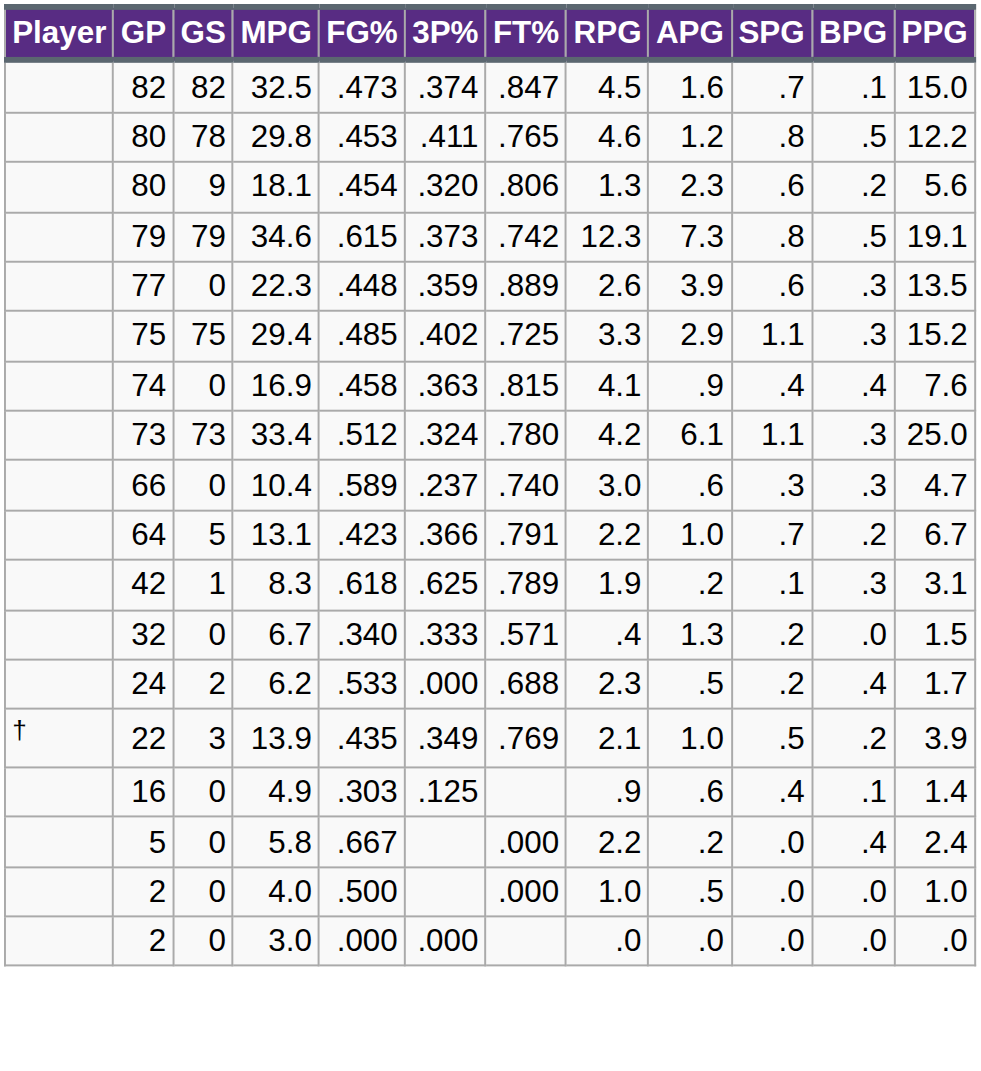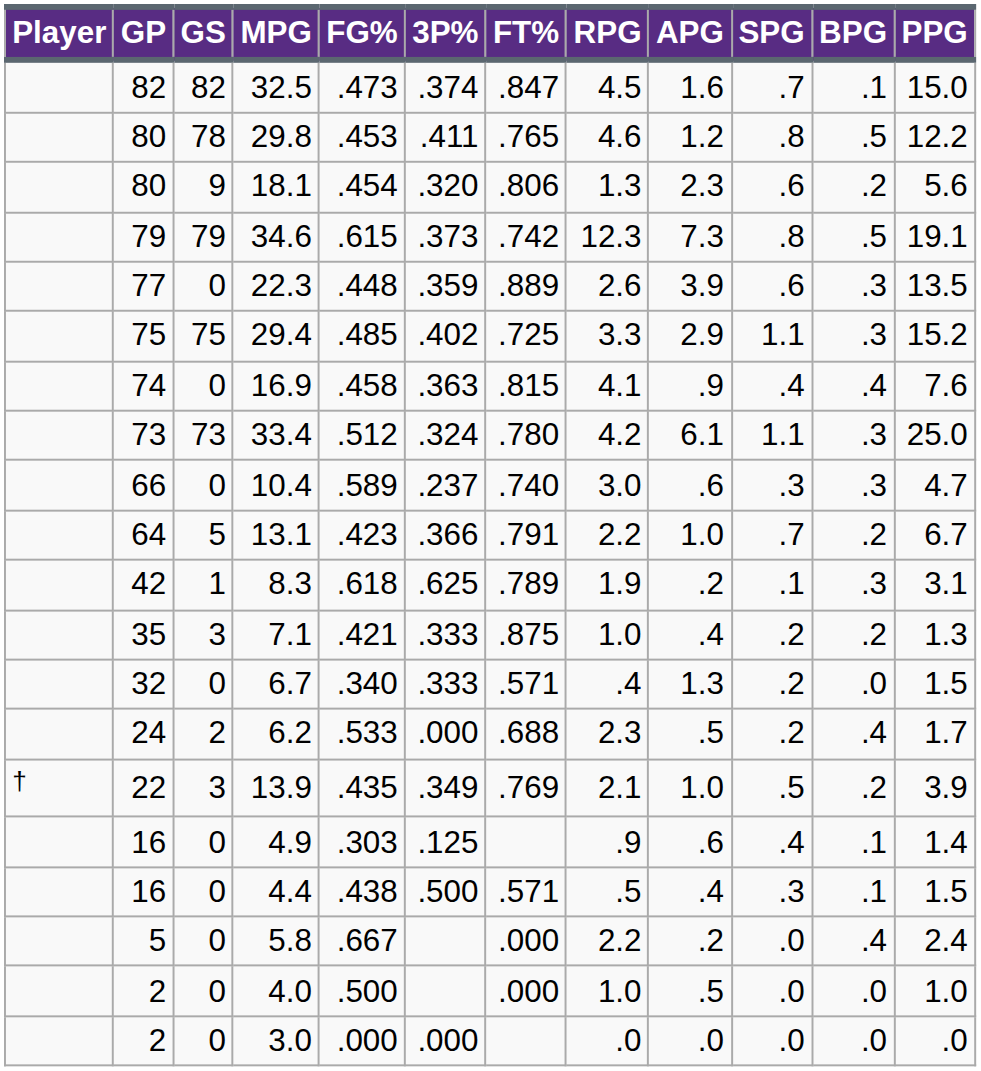+ row: (290, 634)
+ row: (290, 891)
